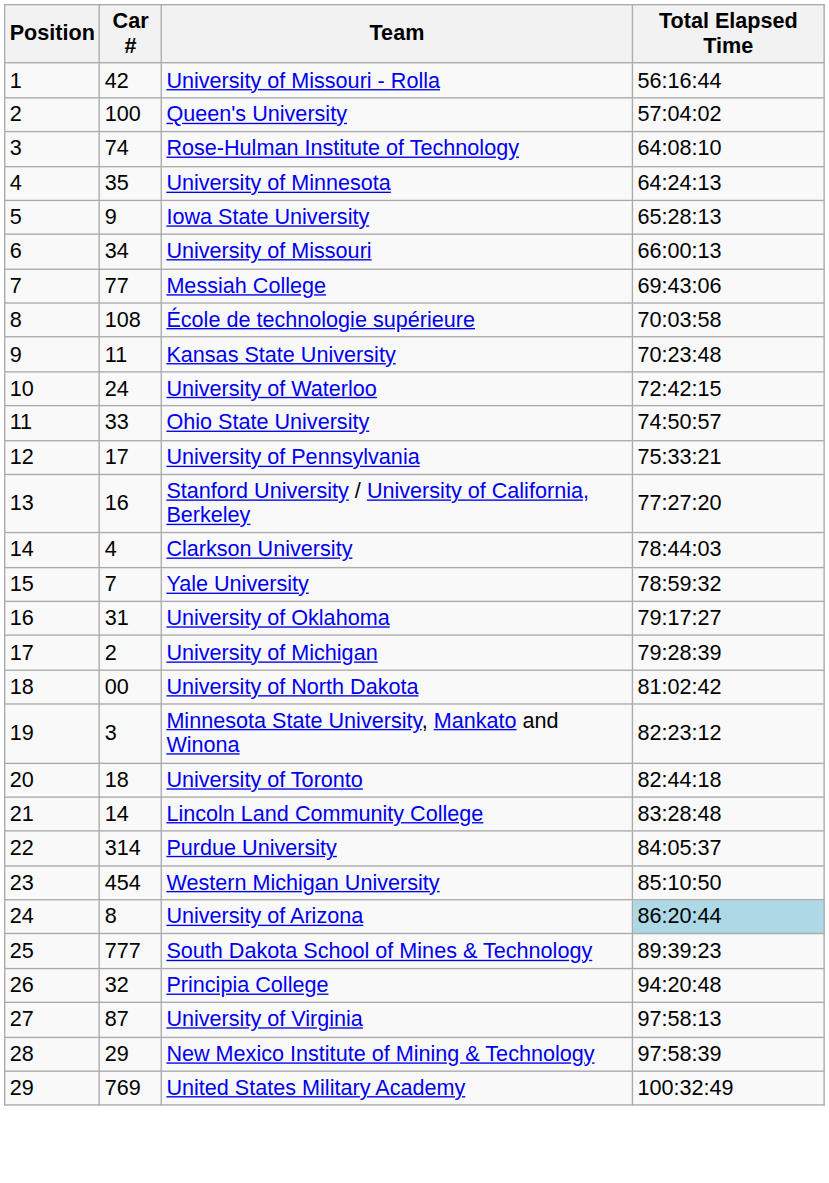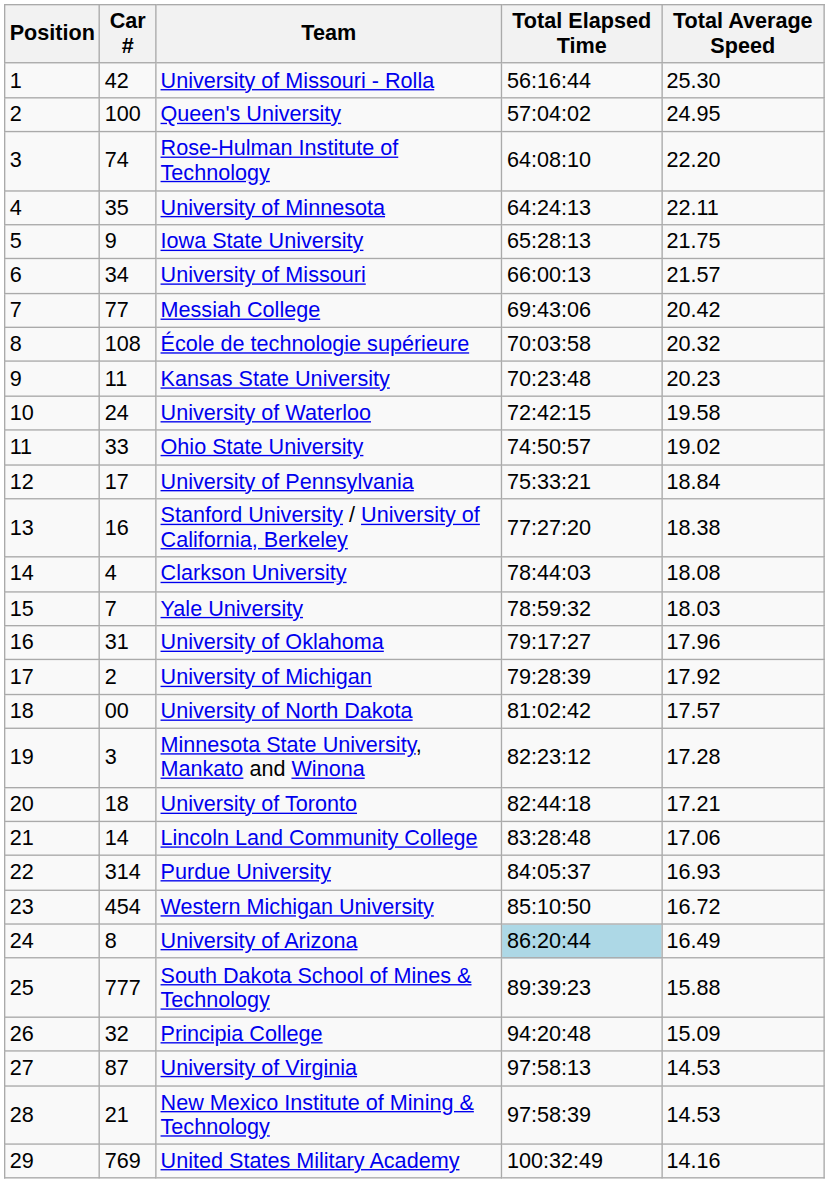+ column: (743, 33)
(117, 1053) 29 -> (117, 1114) 21
